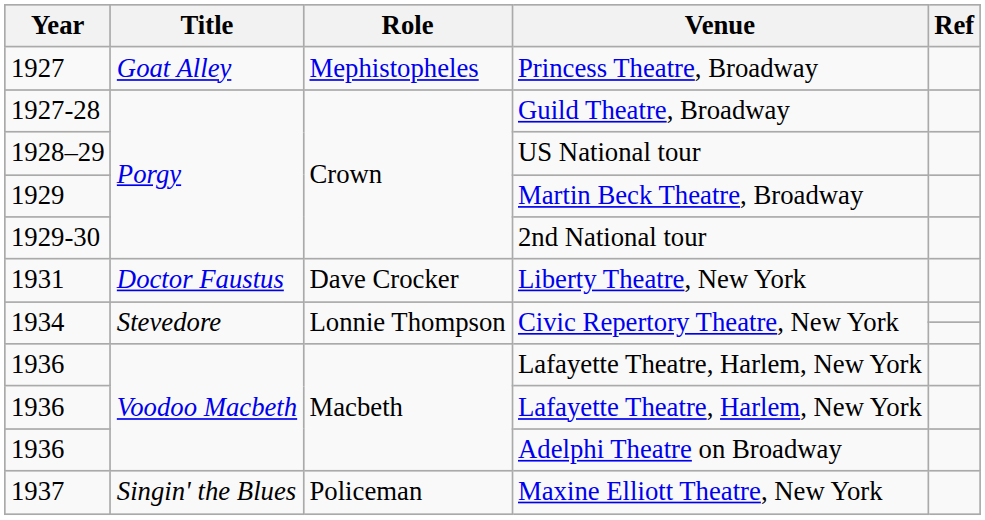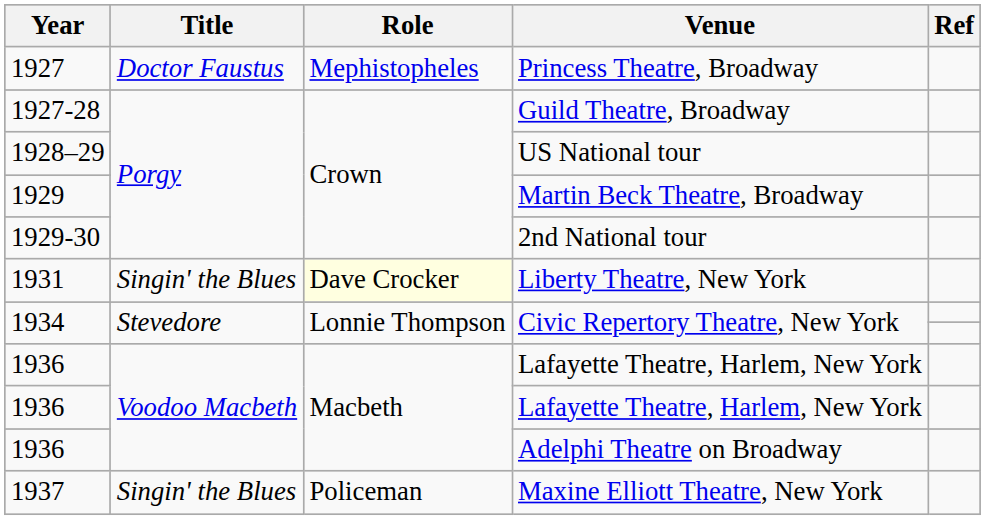(174, 68) Goat Alley -> (200, 68) Doctor Faustus
(200, 279) Doctor Faustus -> (207, 279) Singin' the Blues
(384, 279) no background -> (384, 279) lightyellow background
